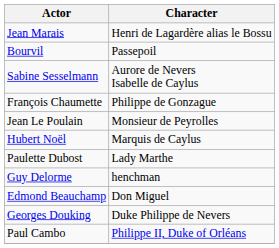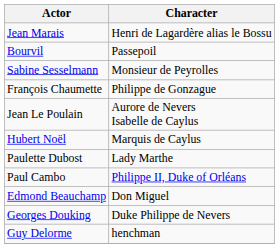(155, 76) Aurore de Nevers Isabelle de Caylus -> (165, 70) Monsieur de Peyrolles
(165, 121) Monsieur de Peyrolles -> (155, 114) Aurore de Nevers Isabelle de Caylus
rows swapped: (36, 233) <-> (39, 177)
